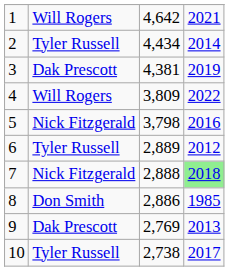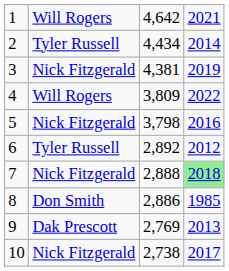(75, 69) Dak Prescott -> (84, 69) Nick Fitzgerald
(161, 148) 2,889 -> (161, 148) 2,892
(76, 252) Tyler Russell -> (84, 252) Nick Fitzgerald
